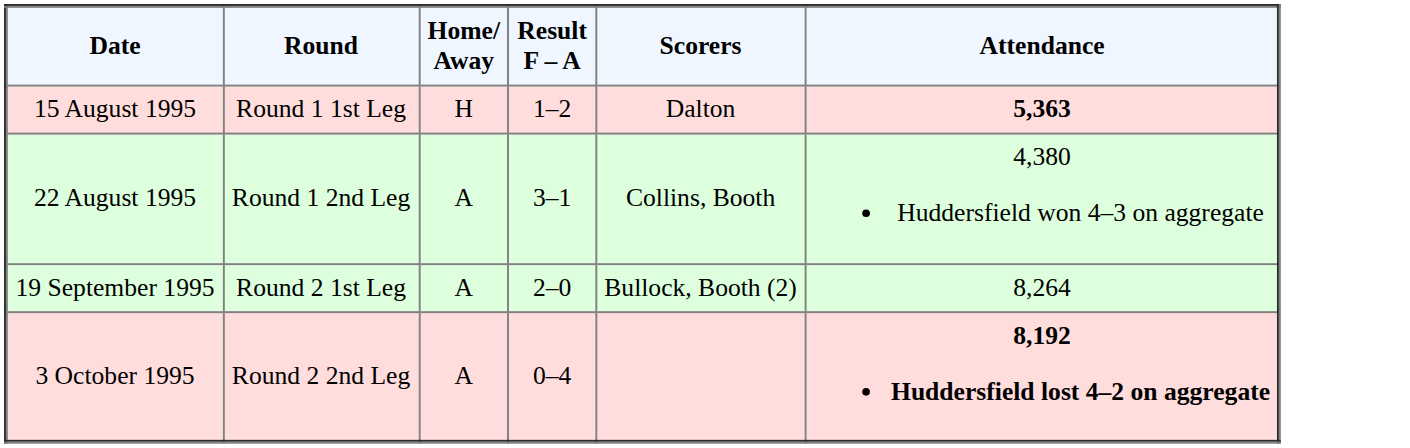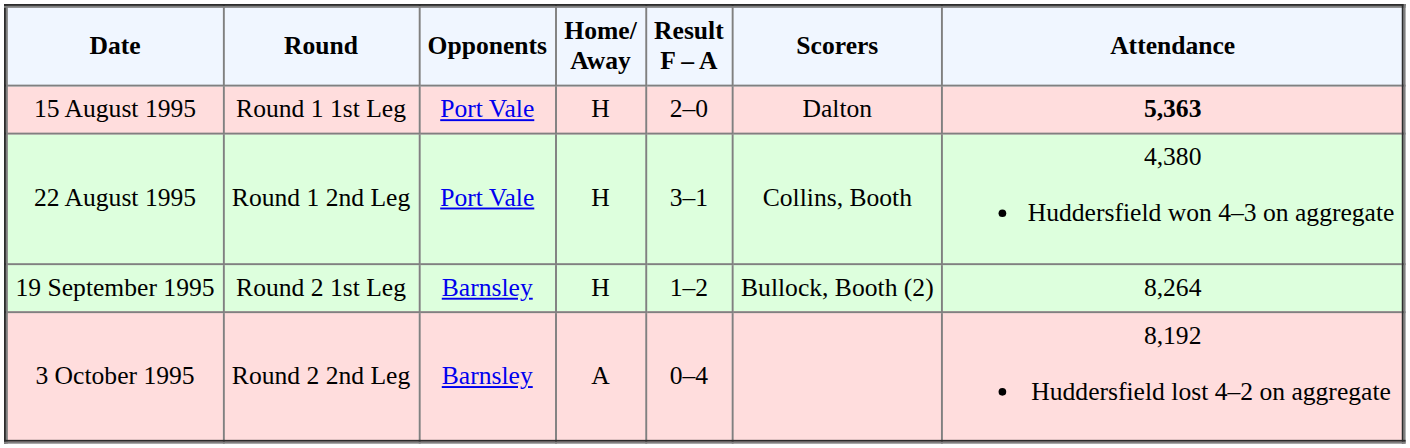+ column: (487, 45)
(552, 109) 1–2 -> (689, 109) 2–0
(464, 198) A -> (601, 198) H
(464, 287) A -> (601, 287) H
(552, 287) 2–0 -> (689, 287) 1–2
(1042, 364) bold -> (1173, 364) normal
